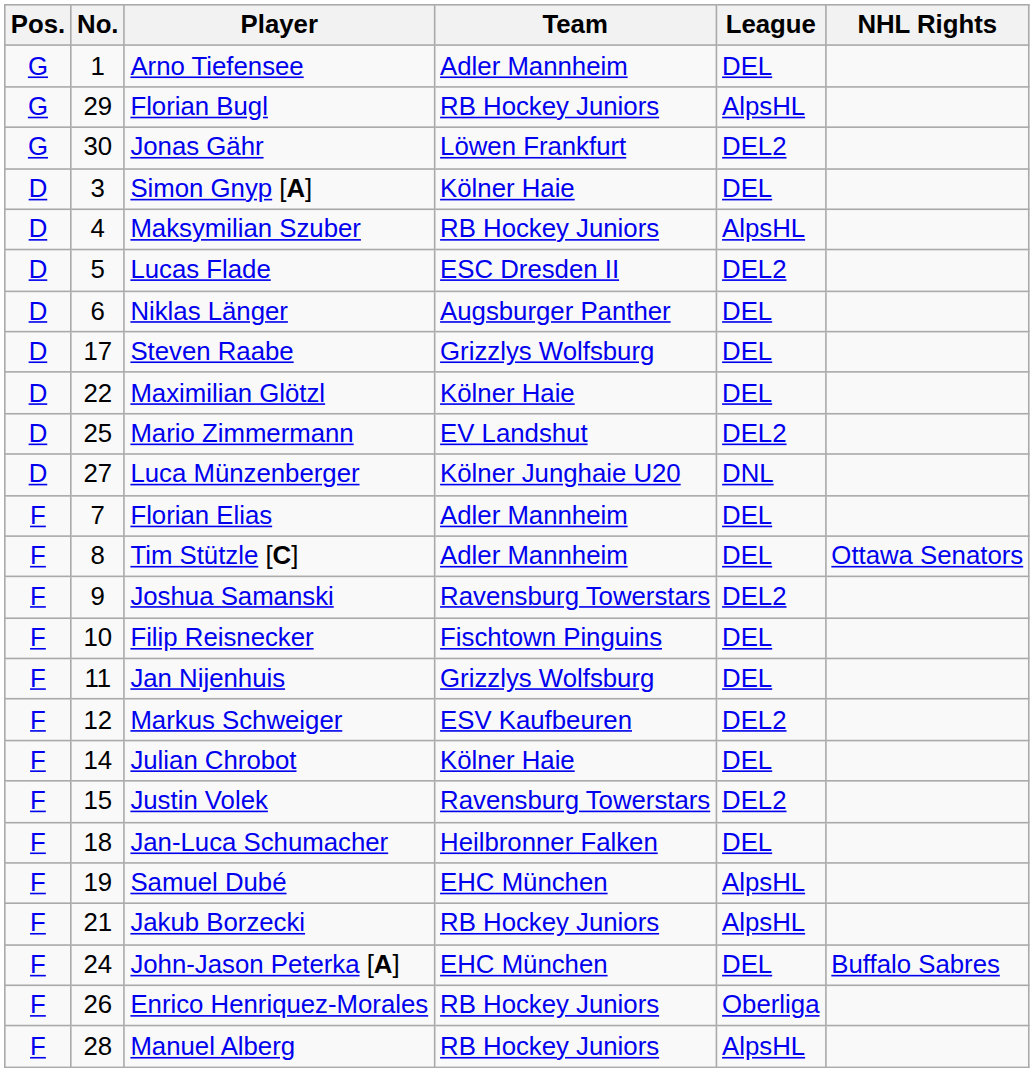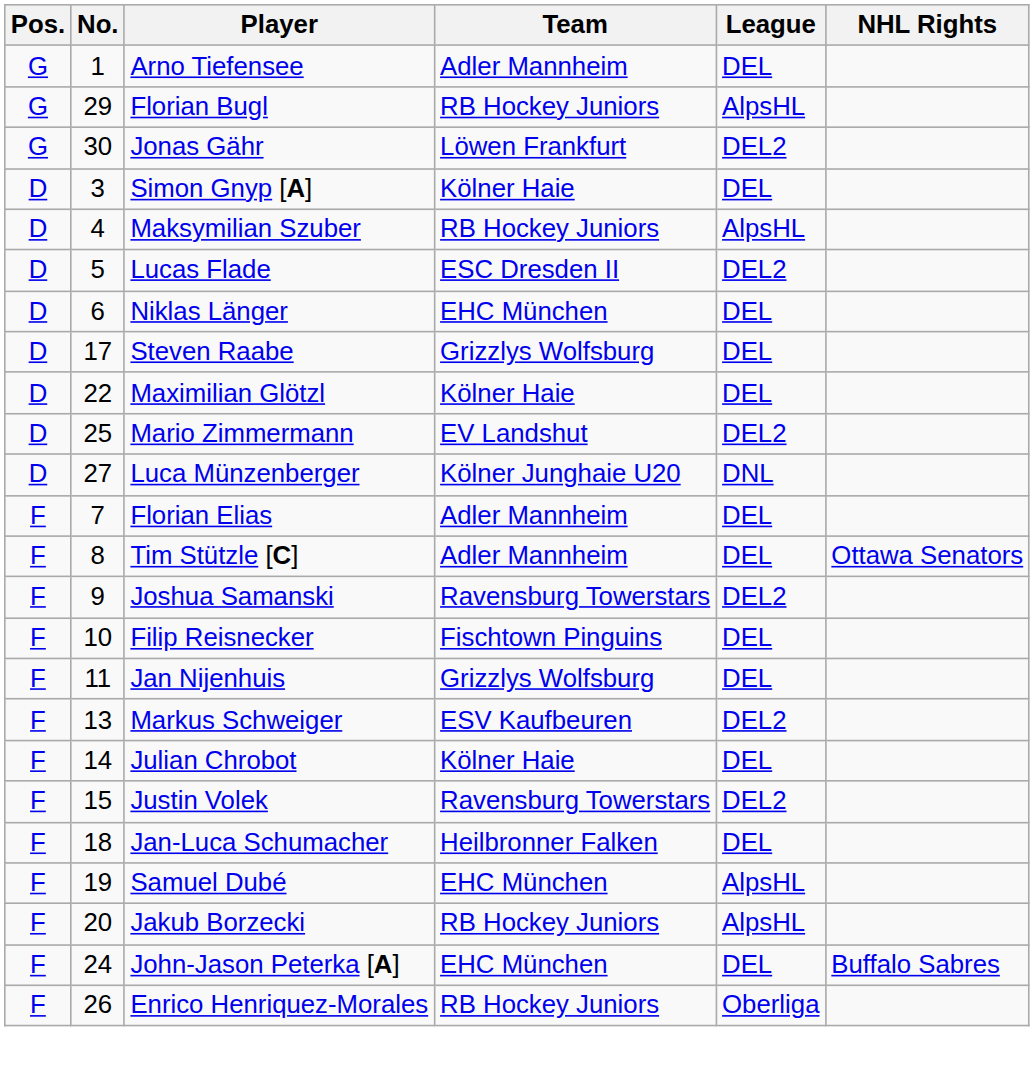(555, 310) Augsburger Panther -> (524, 310) EHC München
(98, 719) 12 -> (98, 719) 13
(98, 923) 21 -> (98, 923) 20
- row: (213, 1046)
